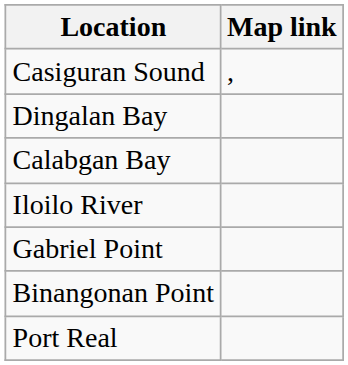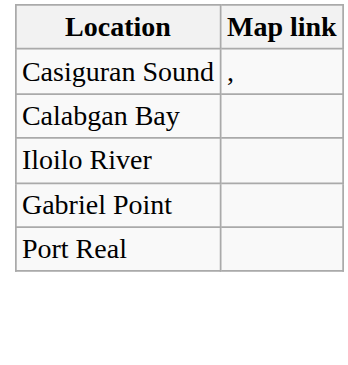- row: (90, 115)
- row: (113, 293)
